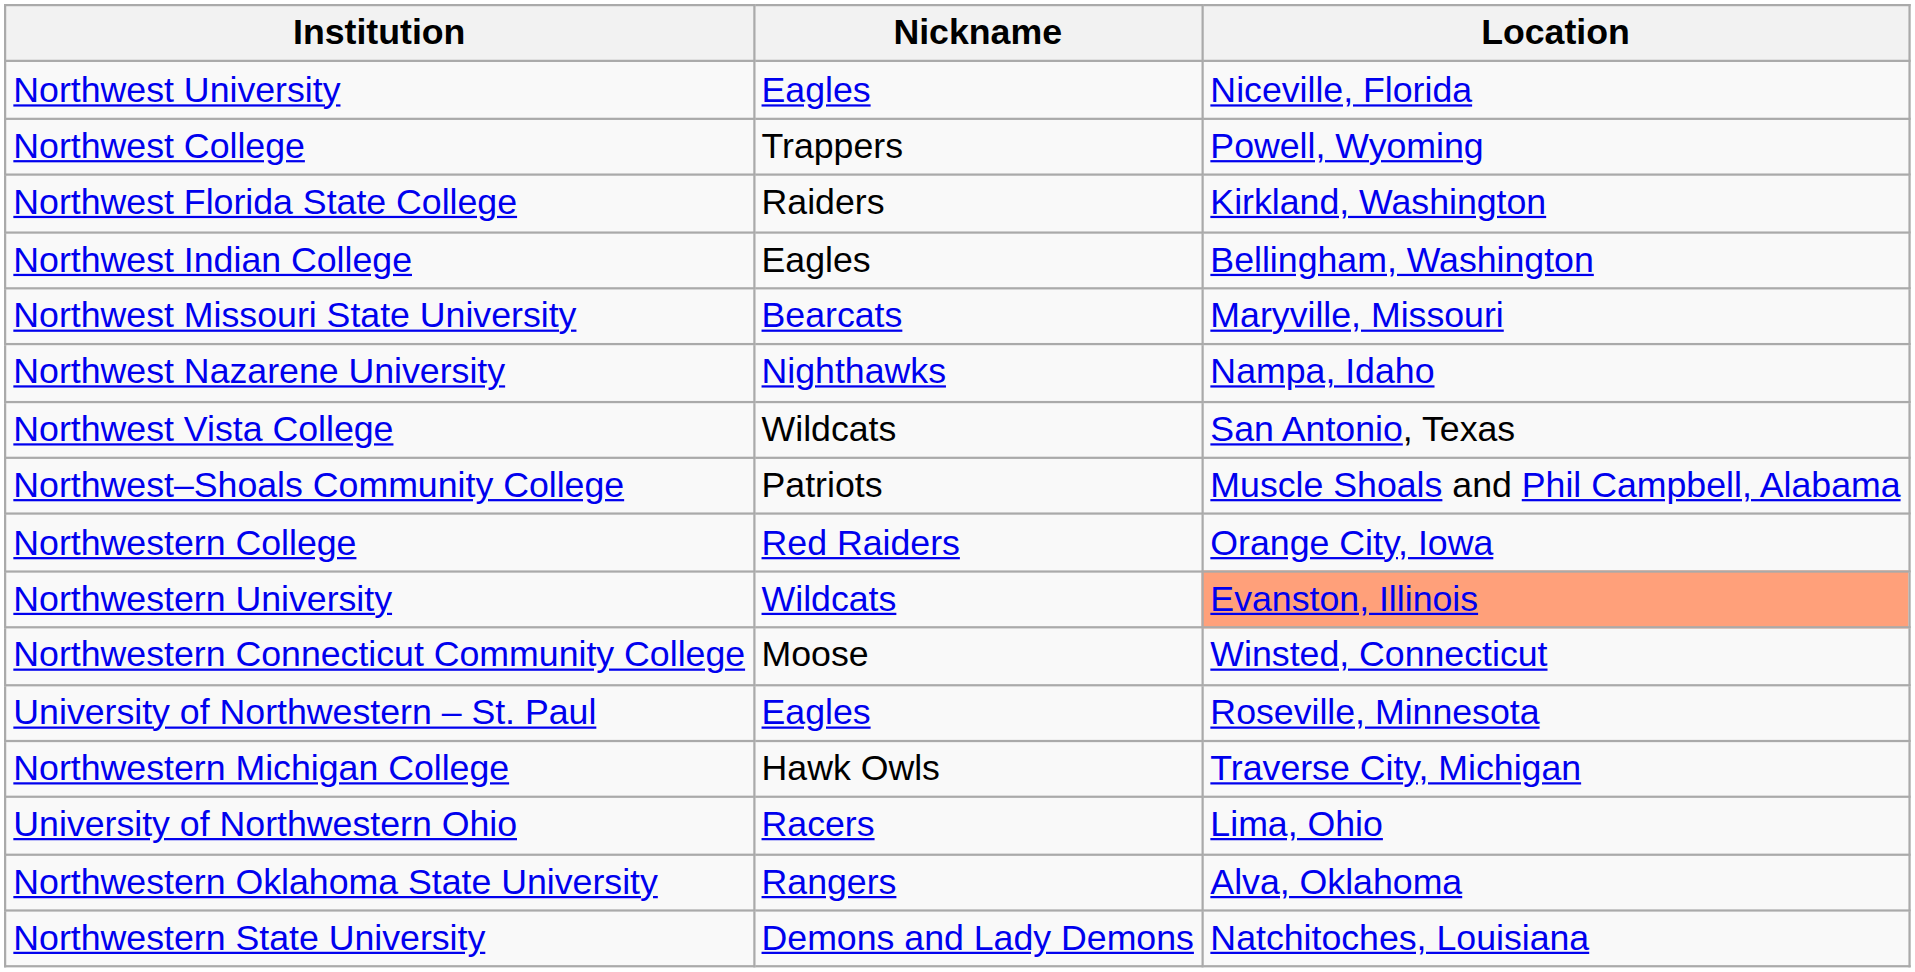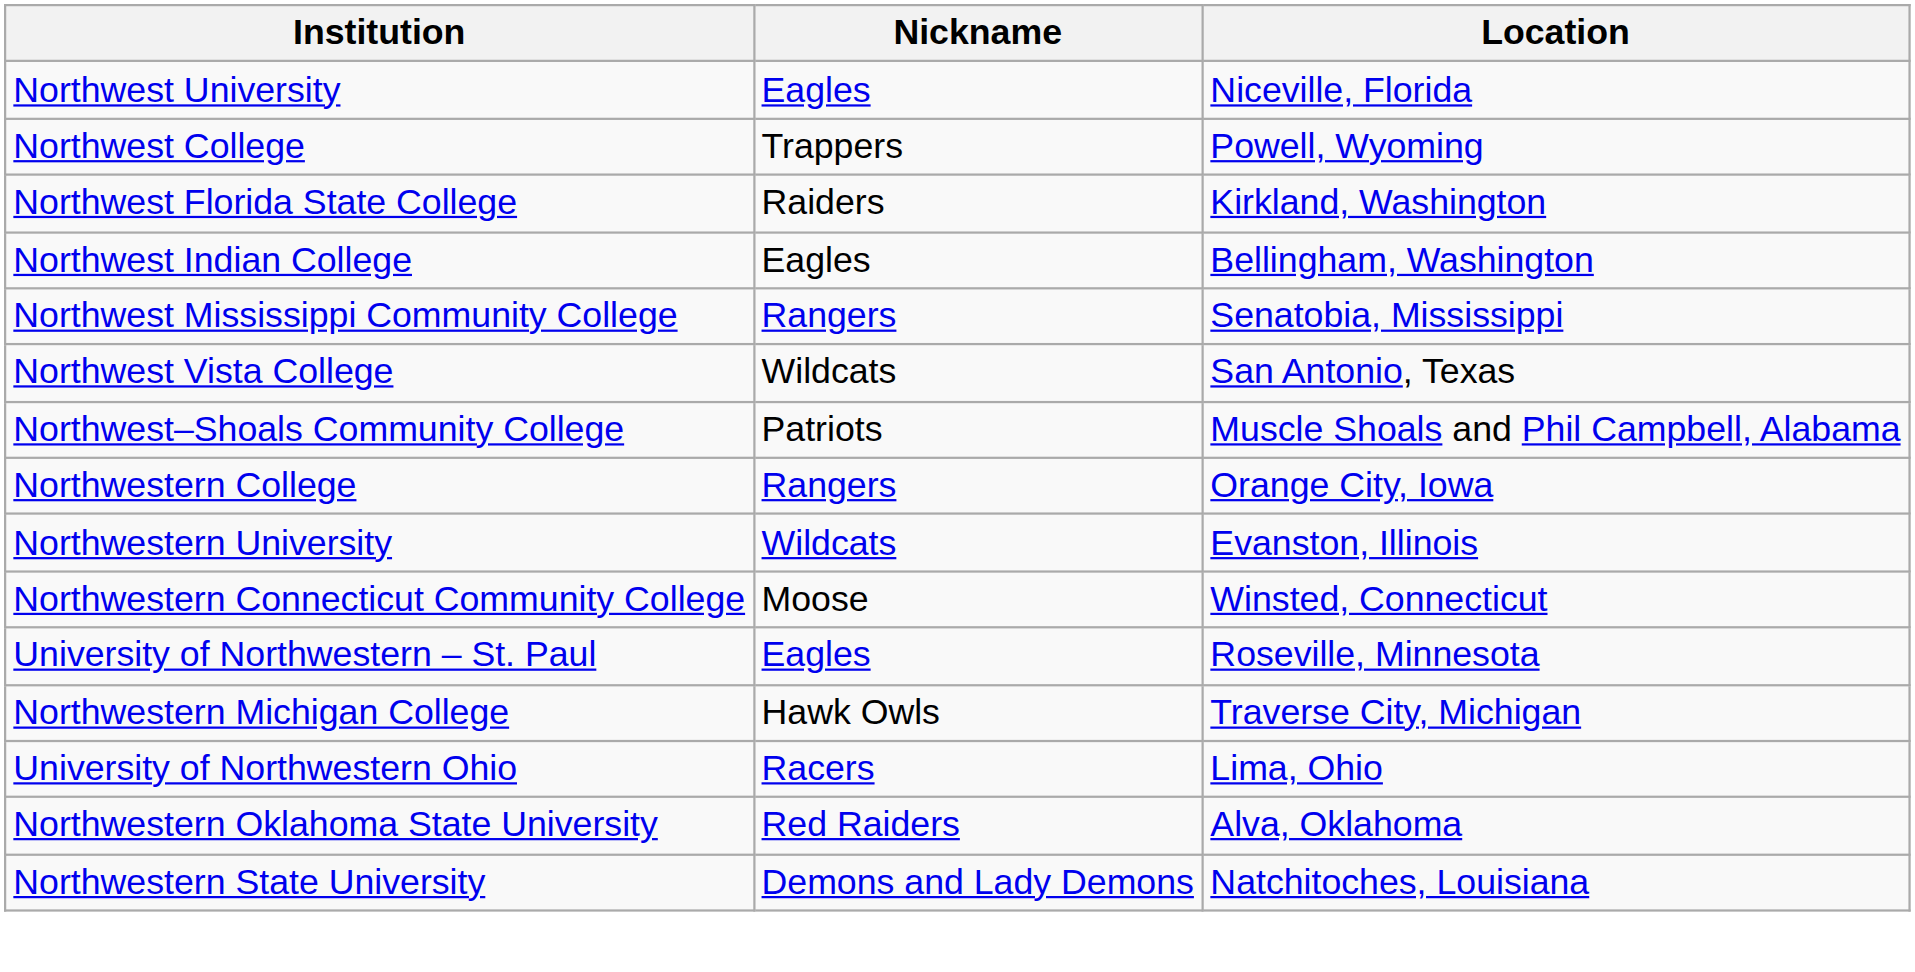+ row: (345, 315)
- row: (295, 315)
- row: (259, 372)
(861, 542) Red Raiders -> (829, 485) Rangers
(1344, 598) lightsalmon background -> (1344, 542) no background
(829, 881) Rangers -> (861, 825) Red Raiders
